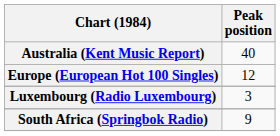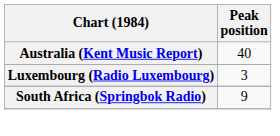- row: (113, 75)
